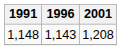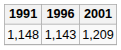(98, 34) 1,208 -> (98, 34) 1,209
